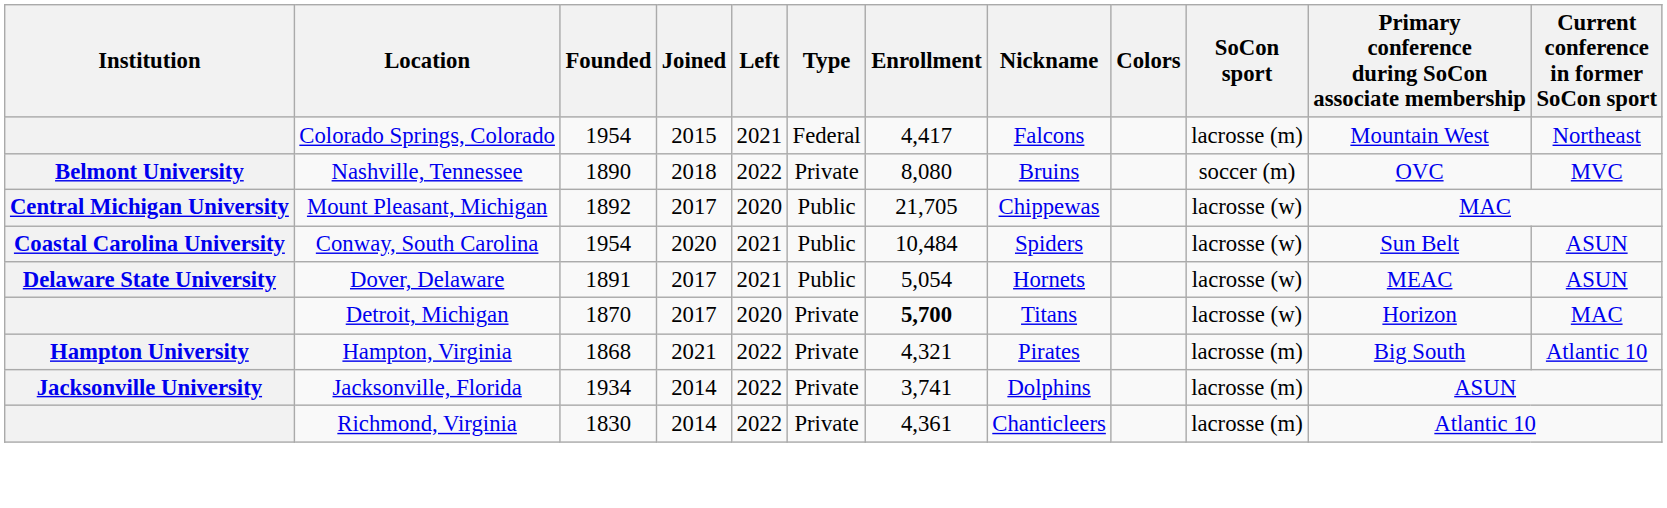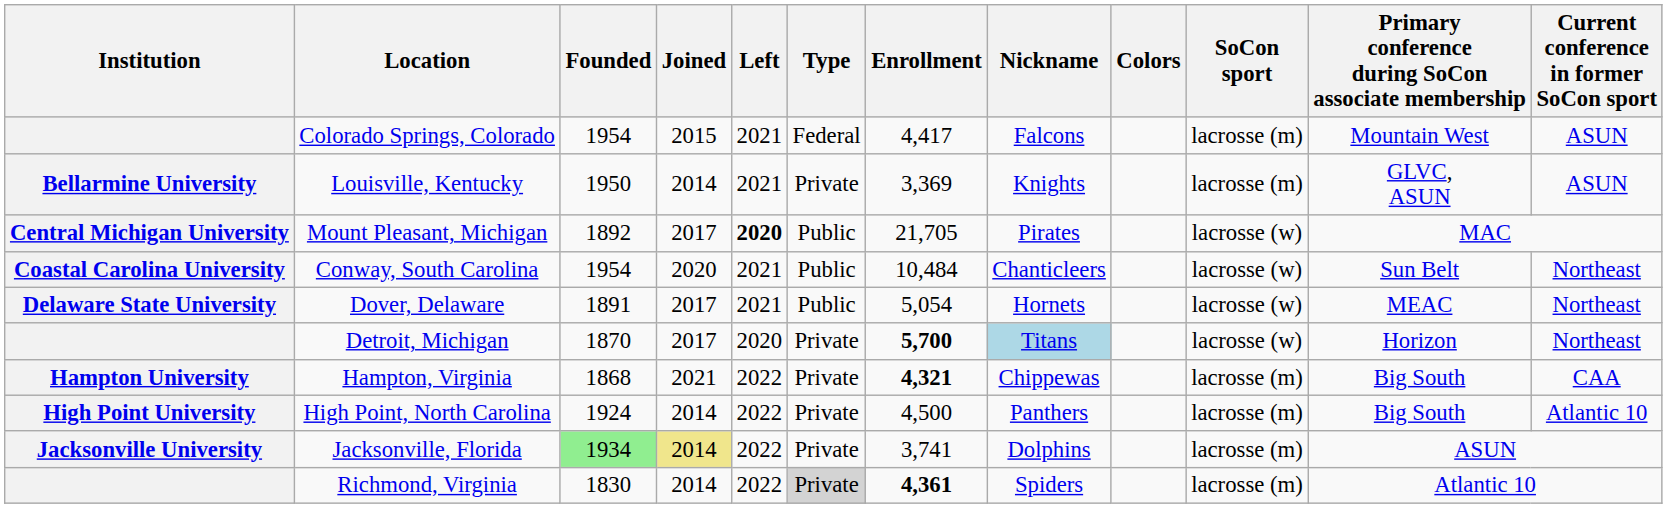(1597, 135) Northeast -> (1597, 135) ASUN
+ row: (427, 184)
- row: (427, 171)
(759, 207) normal -> (759, 232) bold
(1049, 207) Chippewas -> (1049, 232) Pirates
(1049, 243) Spiders -> (1049, 268) Chanticleers
(1597, 243) ASUN -> (1597, 268) Northeast
(1597, 279) ASUN -> (1597, 304) Northeast
(1049, 315) no background -> (1049, 340) lightblue background
(1597, 315) MAC -> (1597, 340) Northeast
(926, 351) normal -> (926, 376) bold
(1049, 351) Pirates -> (1049, 376) Chippewas
(1597, 351) Atlantic 10 -> (1597, 376) CAA
+ row: (427, 413)
(608, 387) no background -> (608, 449) lightgreen background
(694, 387) no background -> (694, 449) khaki background
(827, 423) no background -> (827, 485) lightgrey background
(926, 423) normal -> (926, 485) bold
(1049, 423) Chanticleers -> (1049, 485) Spiders
